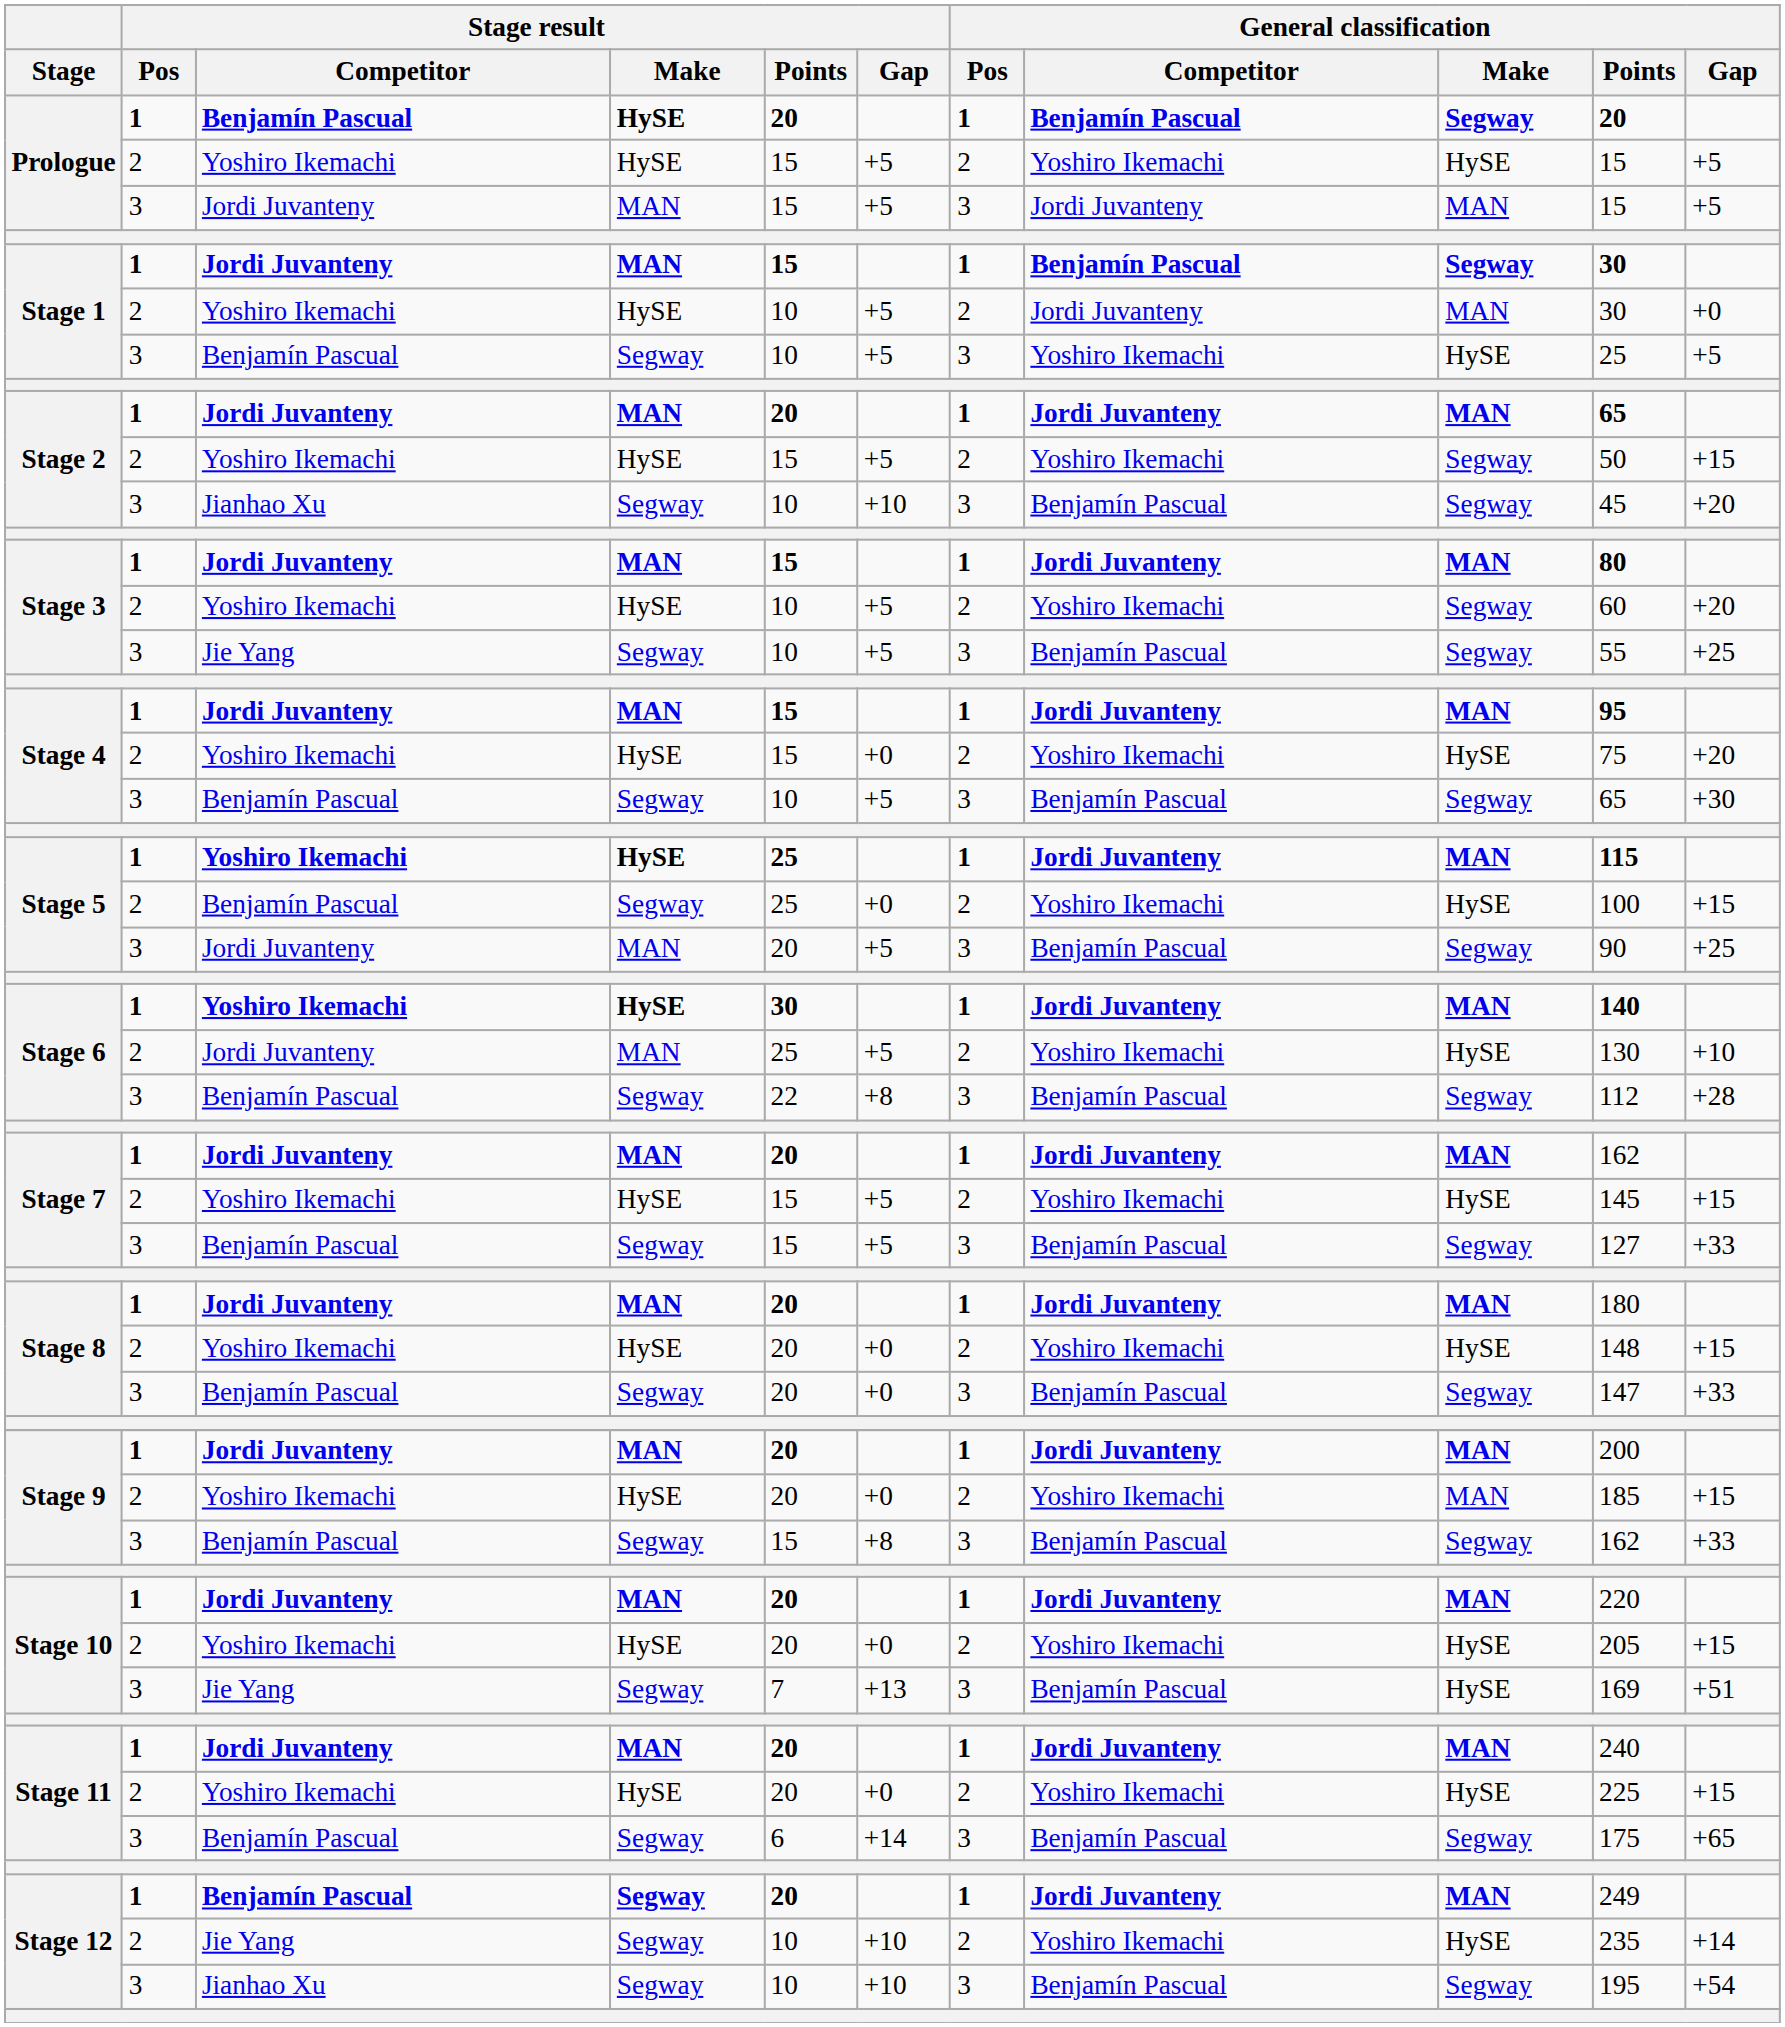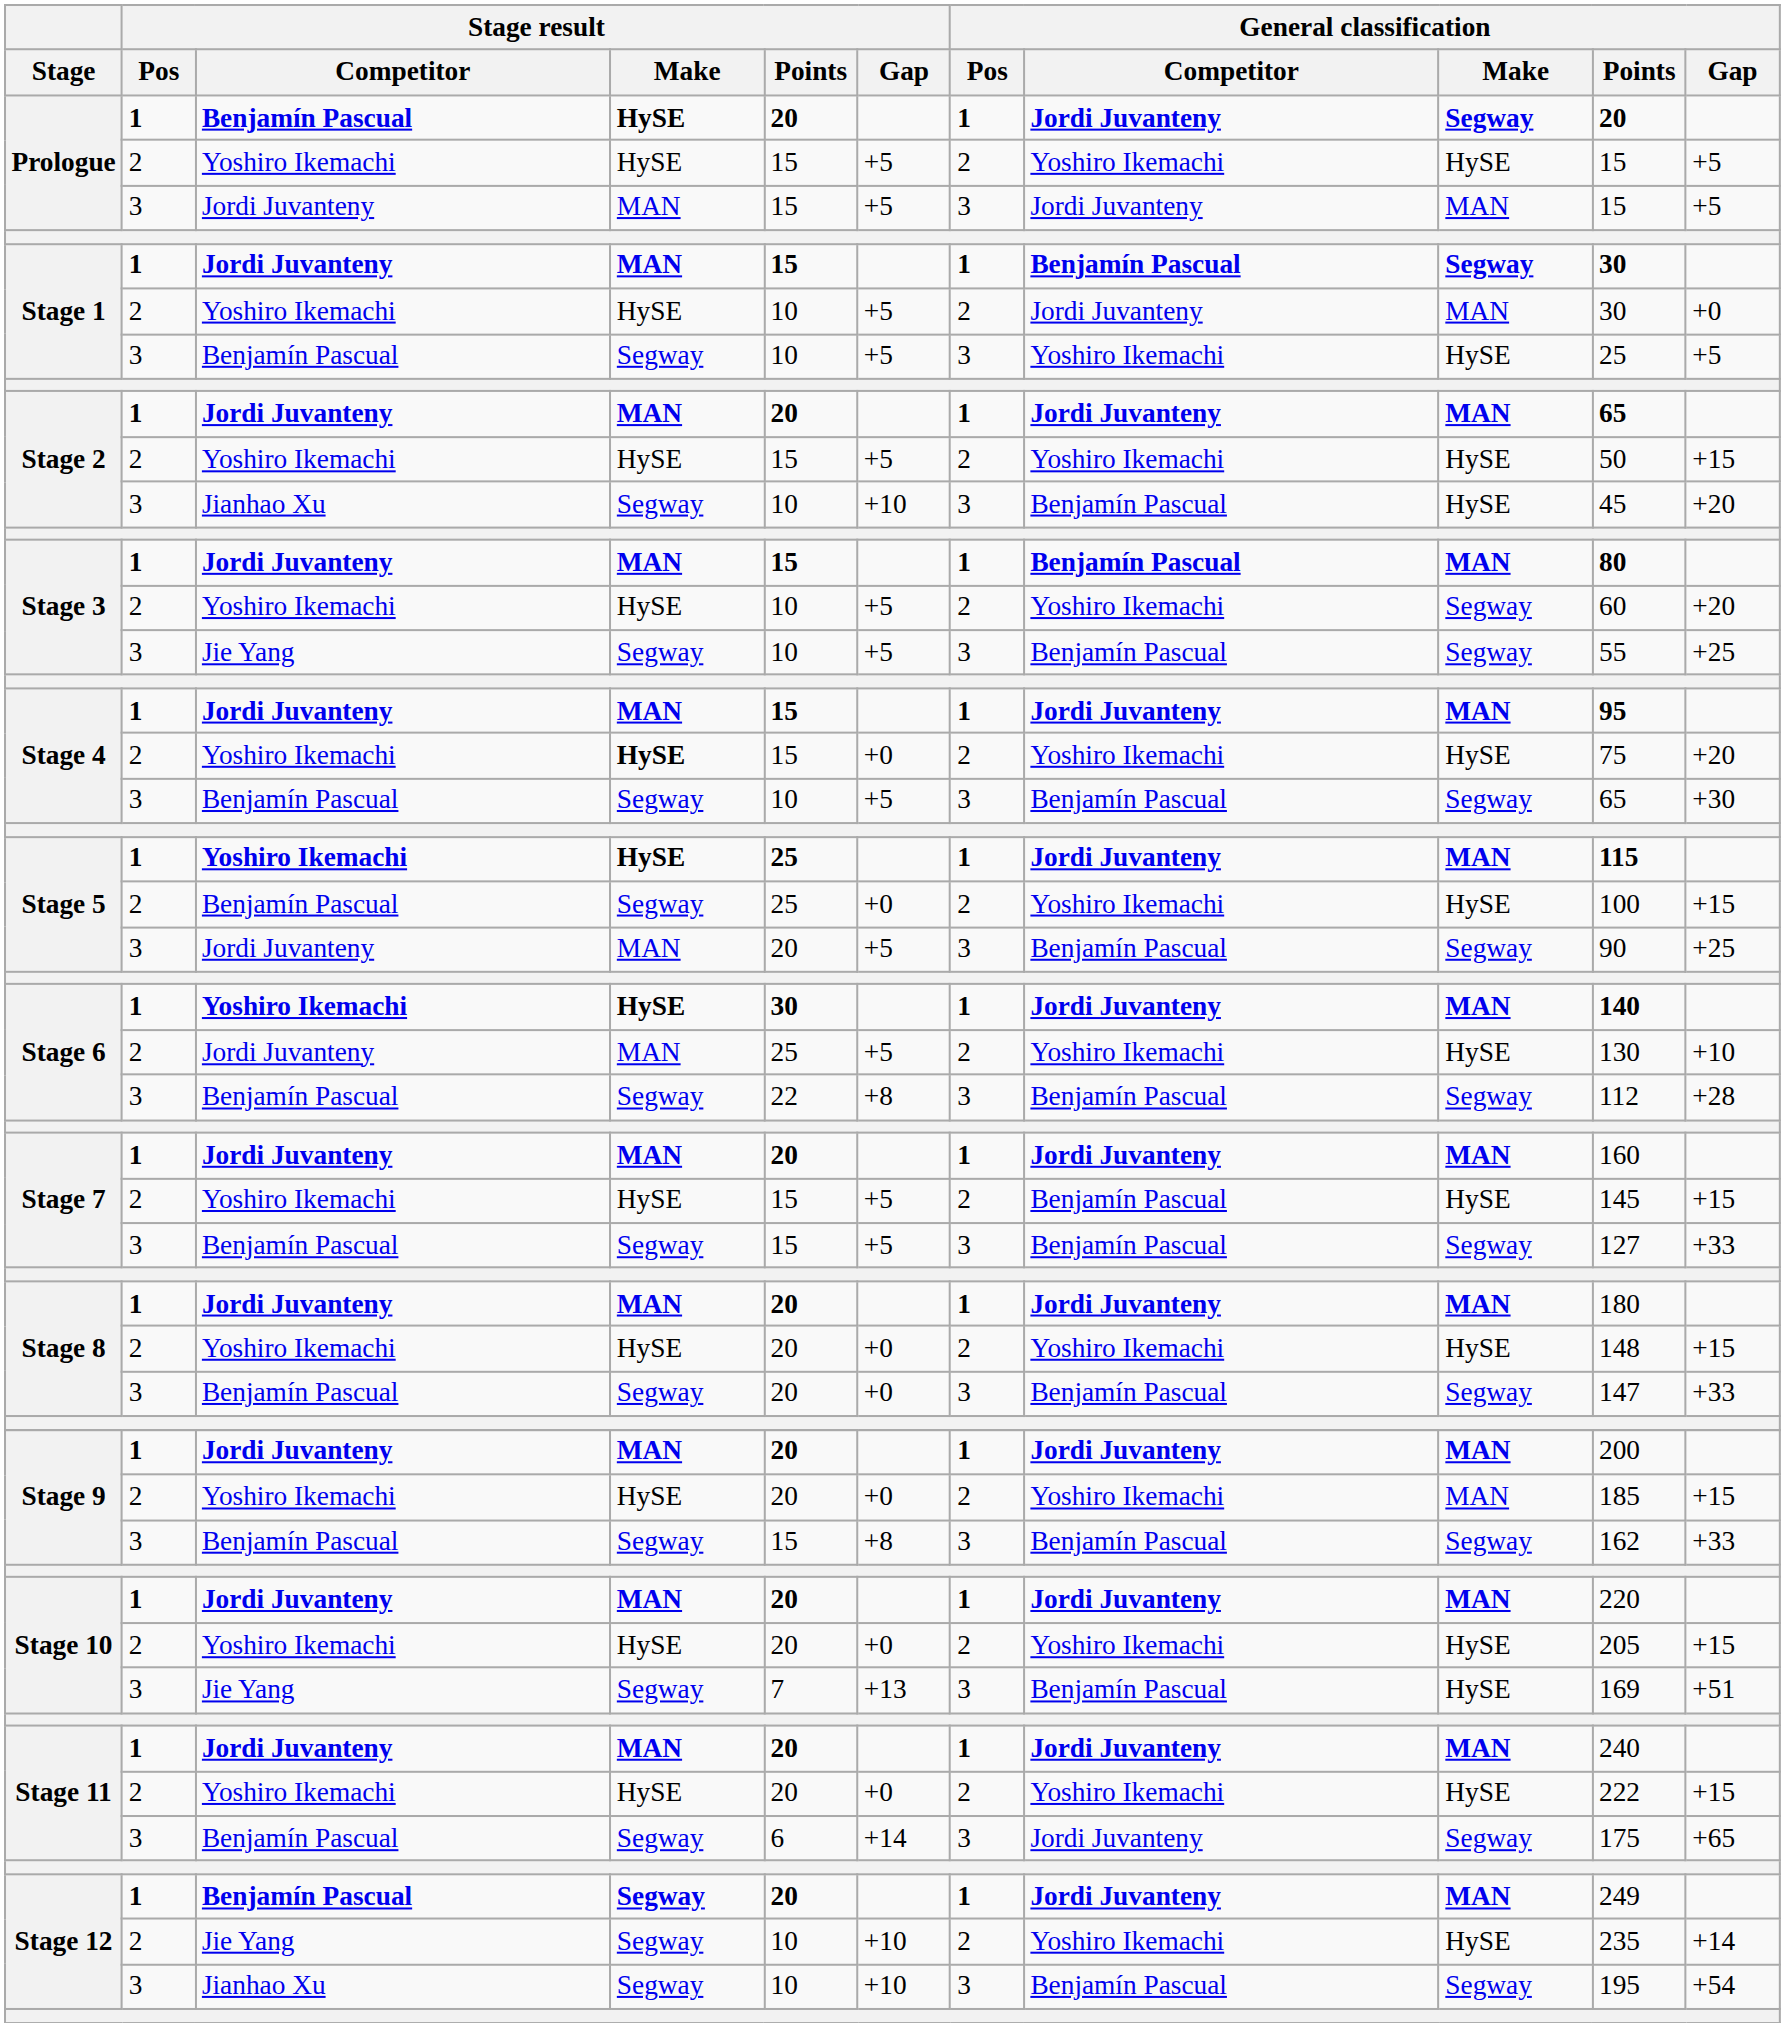(1136, 116) Benjamín Pascual -> (1126, 116) Jordi Juvanteny
(1489, 458) Segway -> (1478, 458) HySE
(1489, 503) Segway -> (1478, 503) HySE
(1126, 561) Jordi Juvanteny -> (1136, 561) Benjamín Pascual
(649, 754) normal -> (651, 754) bold
(1619, 1154) 162 -> (1619, 1154) 160
(1127, 1199) Yoshiro Ikemachi -> (1129, 1199) Benjamín Pascual
(1619, 1792) 225 -> (1619, 1792) 222
(1129, 1837) Benjamín Pascual -> (1117, 1837) Jordi Juvanteny
